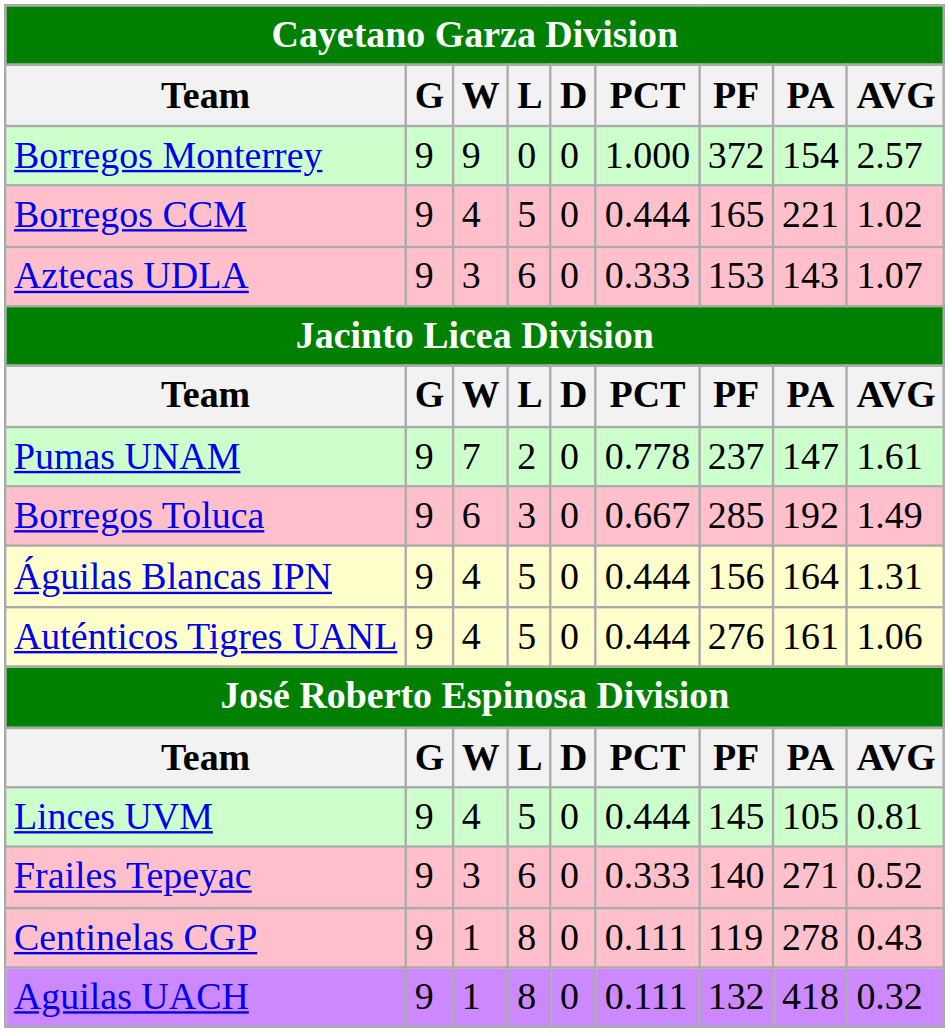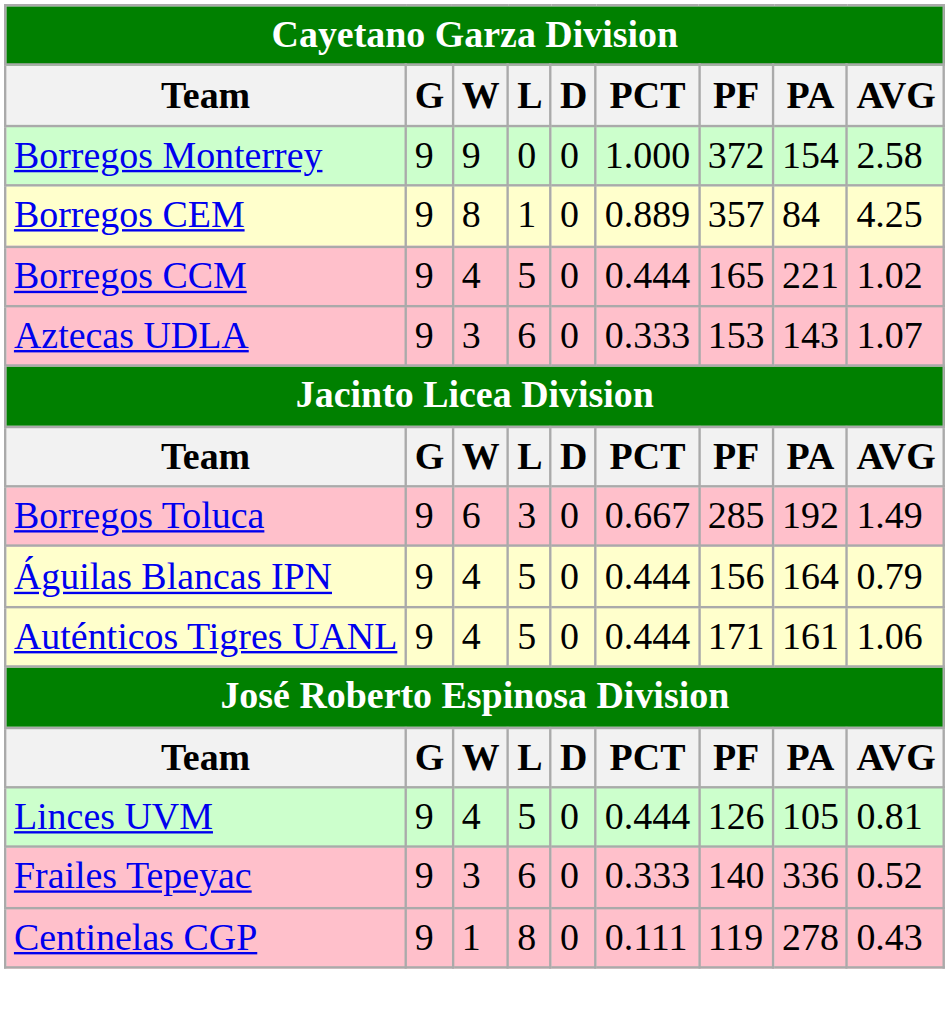(890, 154) 2.57 -> (890, 154) 2.58
+ row: (129, 214)
- row: (127, 455)
(890, 575) 1.31 -> (890, 575) 0.79
(736, 635) 276 -> (736, 635) 171
(736, 816) 145 -> (736, 816) 126
(810, 876) 271 -> (810, 876) 336
- row: (131, 996)
